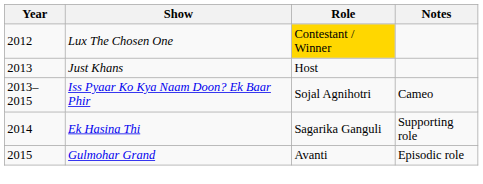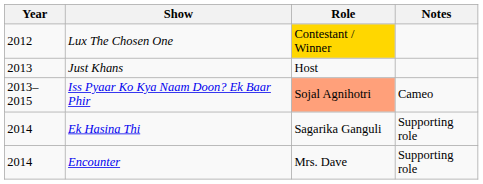(333, 94) no background -> (333, 94) lightsalmon background
+ row: (94, 162)
- row: (112, 155)
